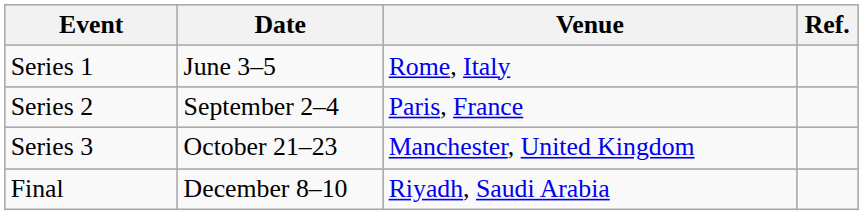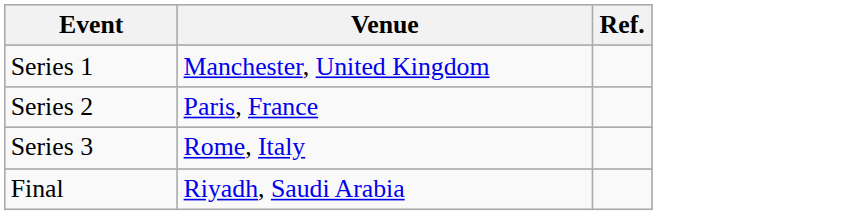- column: (280, 24)
(450, 65) Rome, Italy -> (337, 65) Manchester, United Kingdom
(542, 147) Manchester, United Kingdom -> (244, 147) Rome, Italy
